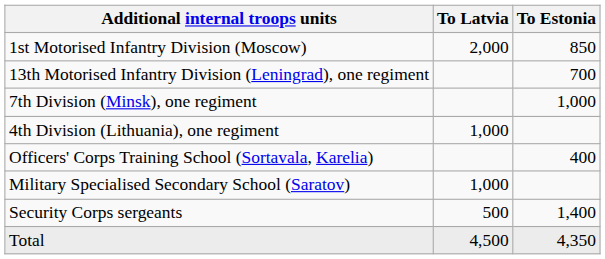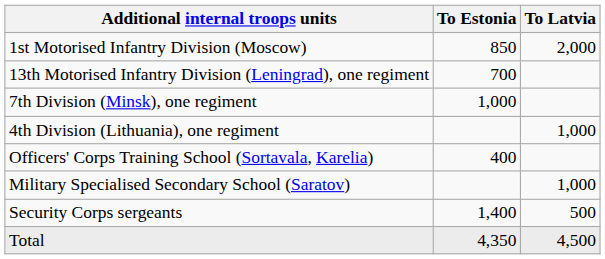columns swapped: (556, 19) <-> (473, 19)
